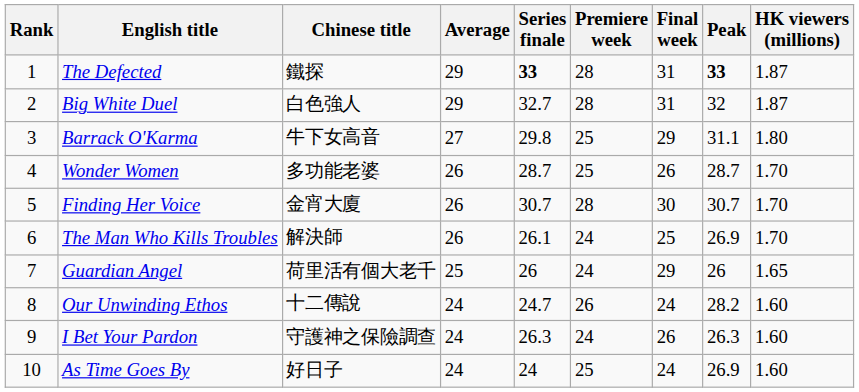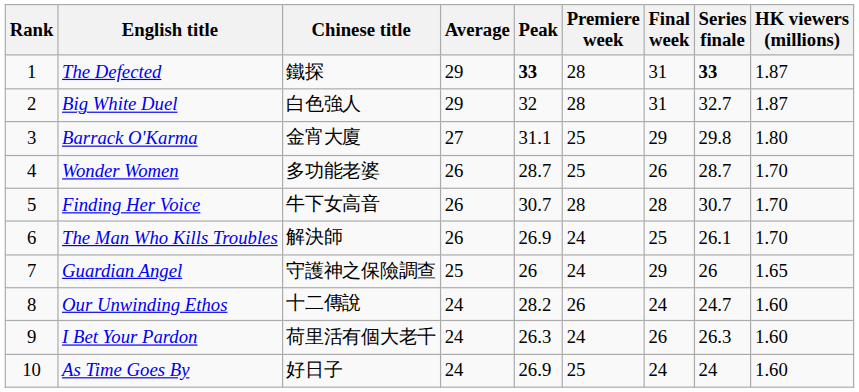columns swapped: (727, 29) <-> (542, 29)
(333, 137) 牛下女高音 -> (324, 137) 金宵大廈
(324, 204) 金宵大廈 -> (333, 204) 牛下女高音
(666, 204) 30 -> (658, 204) 28
(361, 270) 荷里活有個大老千 -> (361, 270) 守護神之保險調查
(361, 336) 守護神之保險調查 -> (361, 336) 荷里活有個大老千
